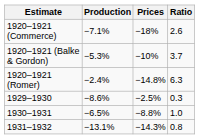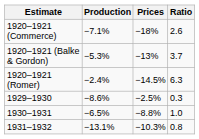(147, 55) −10% -> (147, 55) −13%
(151, 79) −14.8% -> (151, 79) −14.5%
(151, 127) −14.3% -> (151, 127) −10.3%
